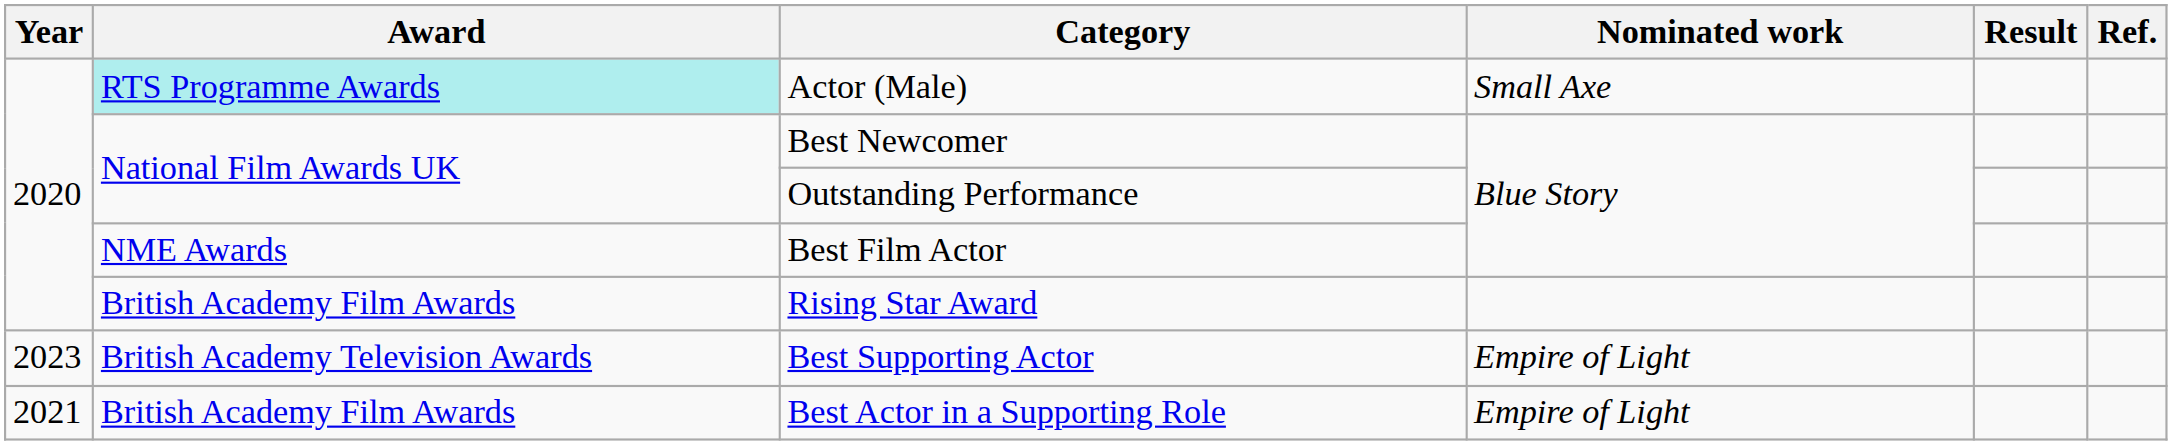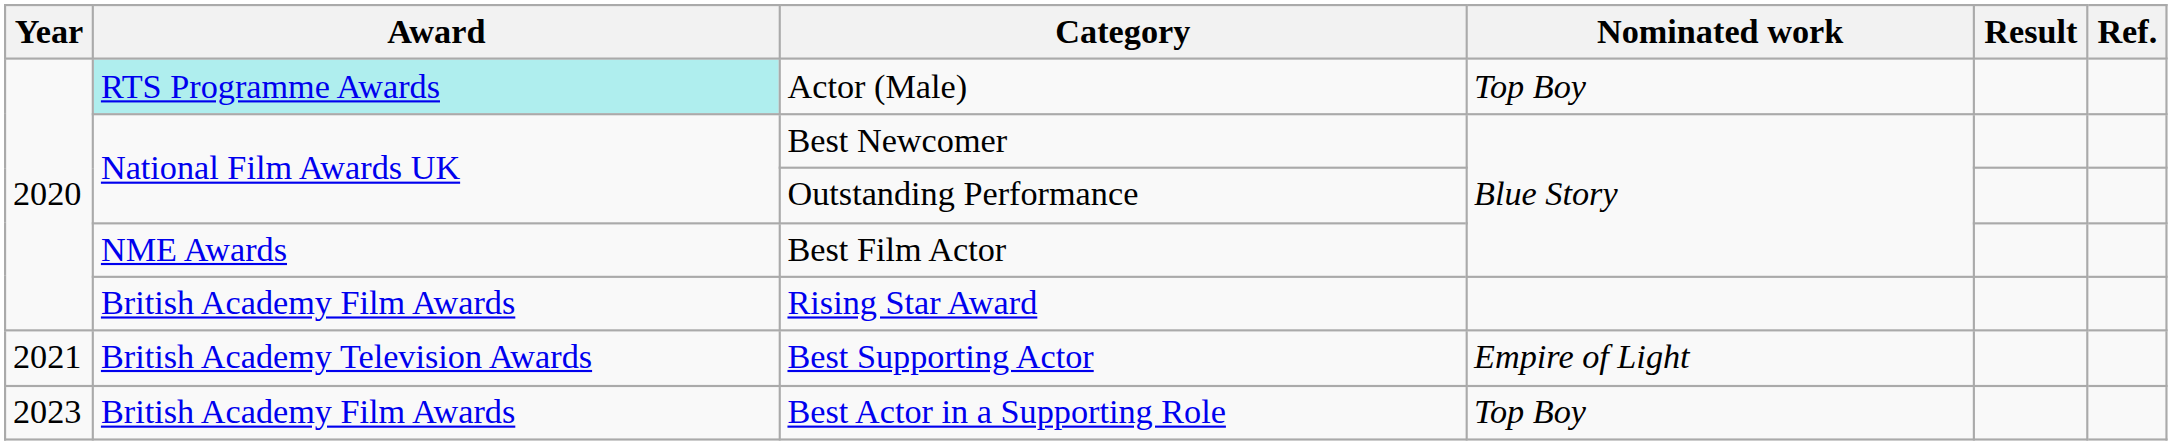(1543, 85) Small Axe -> (1530, 85) Top Boy
(47, 357) 2023 -> (47, 357) 2021
(47, 411) 2021 -> (47, 411) 2023
(1582, 411) Empire of Light -> (1530, 411) Top Boy
